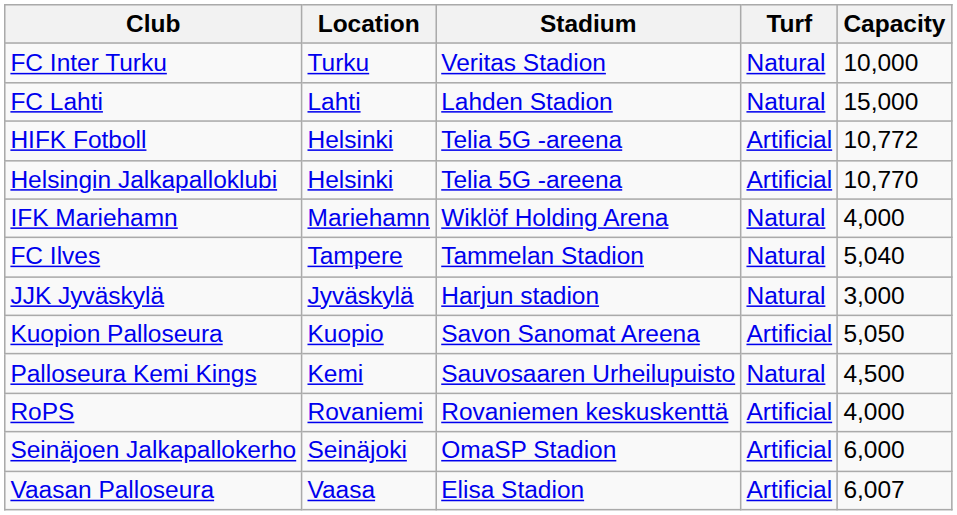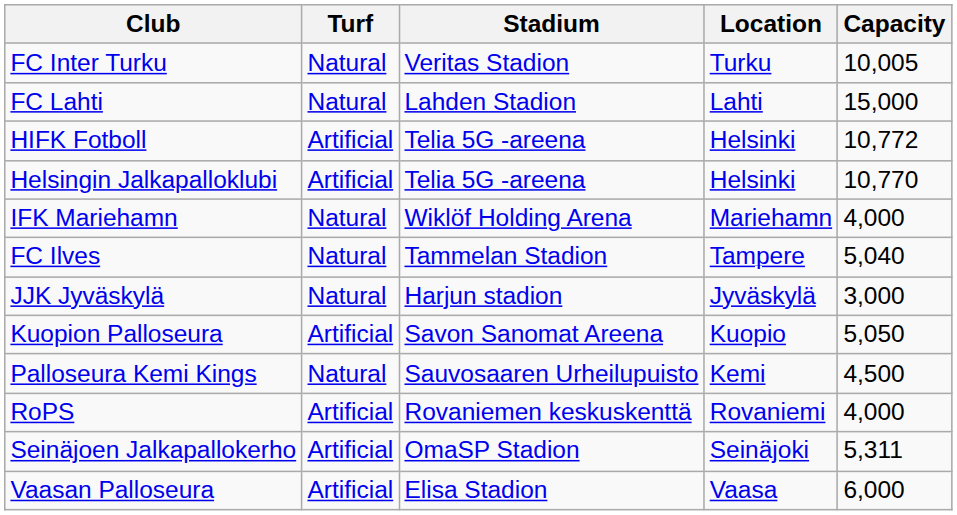columns swapped: (369, 23) <-> (789, 23)
(881, 62) 10,000 -> (881, 62) 10,005
(874, 450) 6,000 -> (873, 450) 5,311
(874, 489) 6,007 -> (874, 489) 6,000
